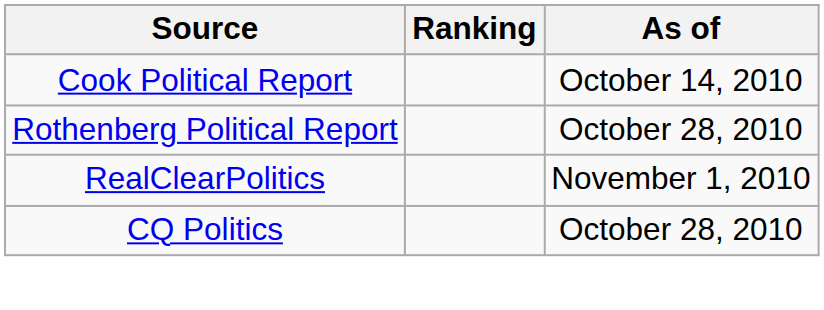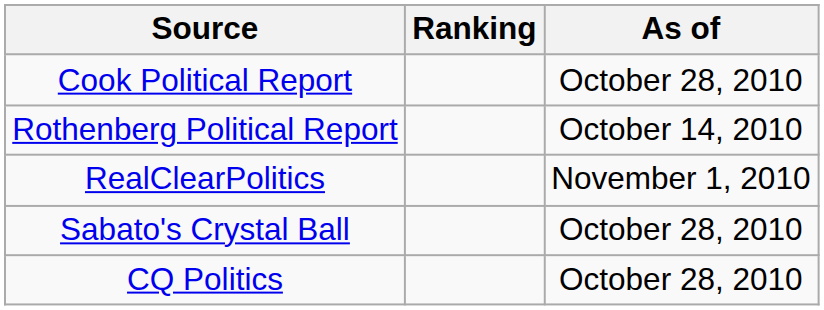(681, 79) October 14, 2010 -> (681, 79) October 28, 2010
(681, 129) October 28, 2010 -> (681, 129) October 14, 2010
+ row: (205, 229)
